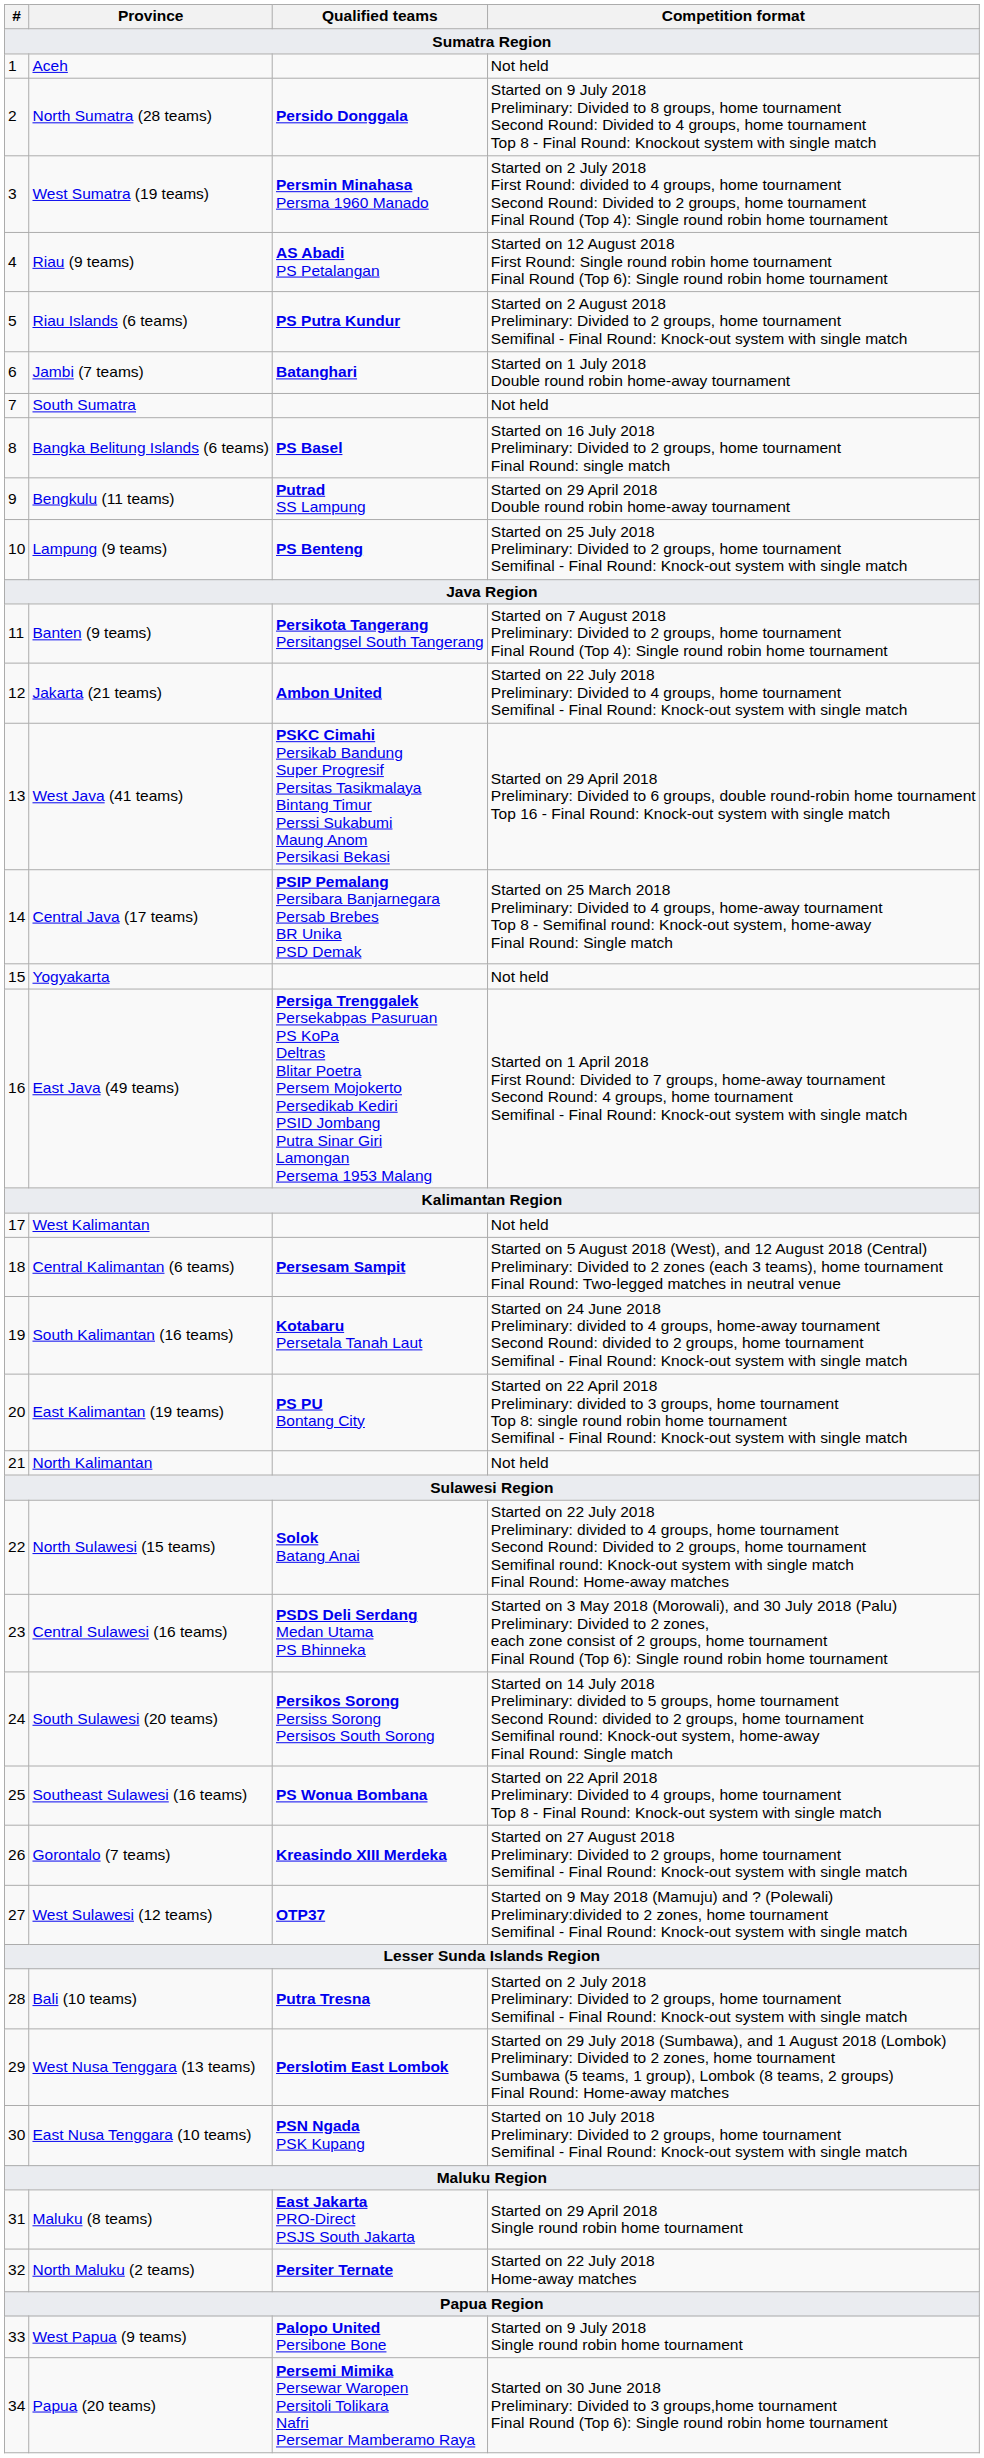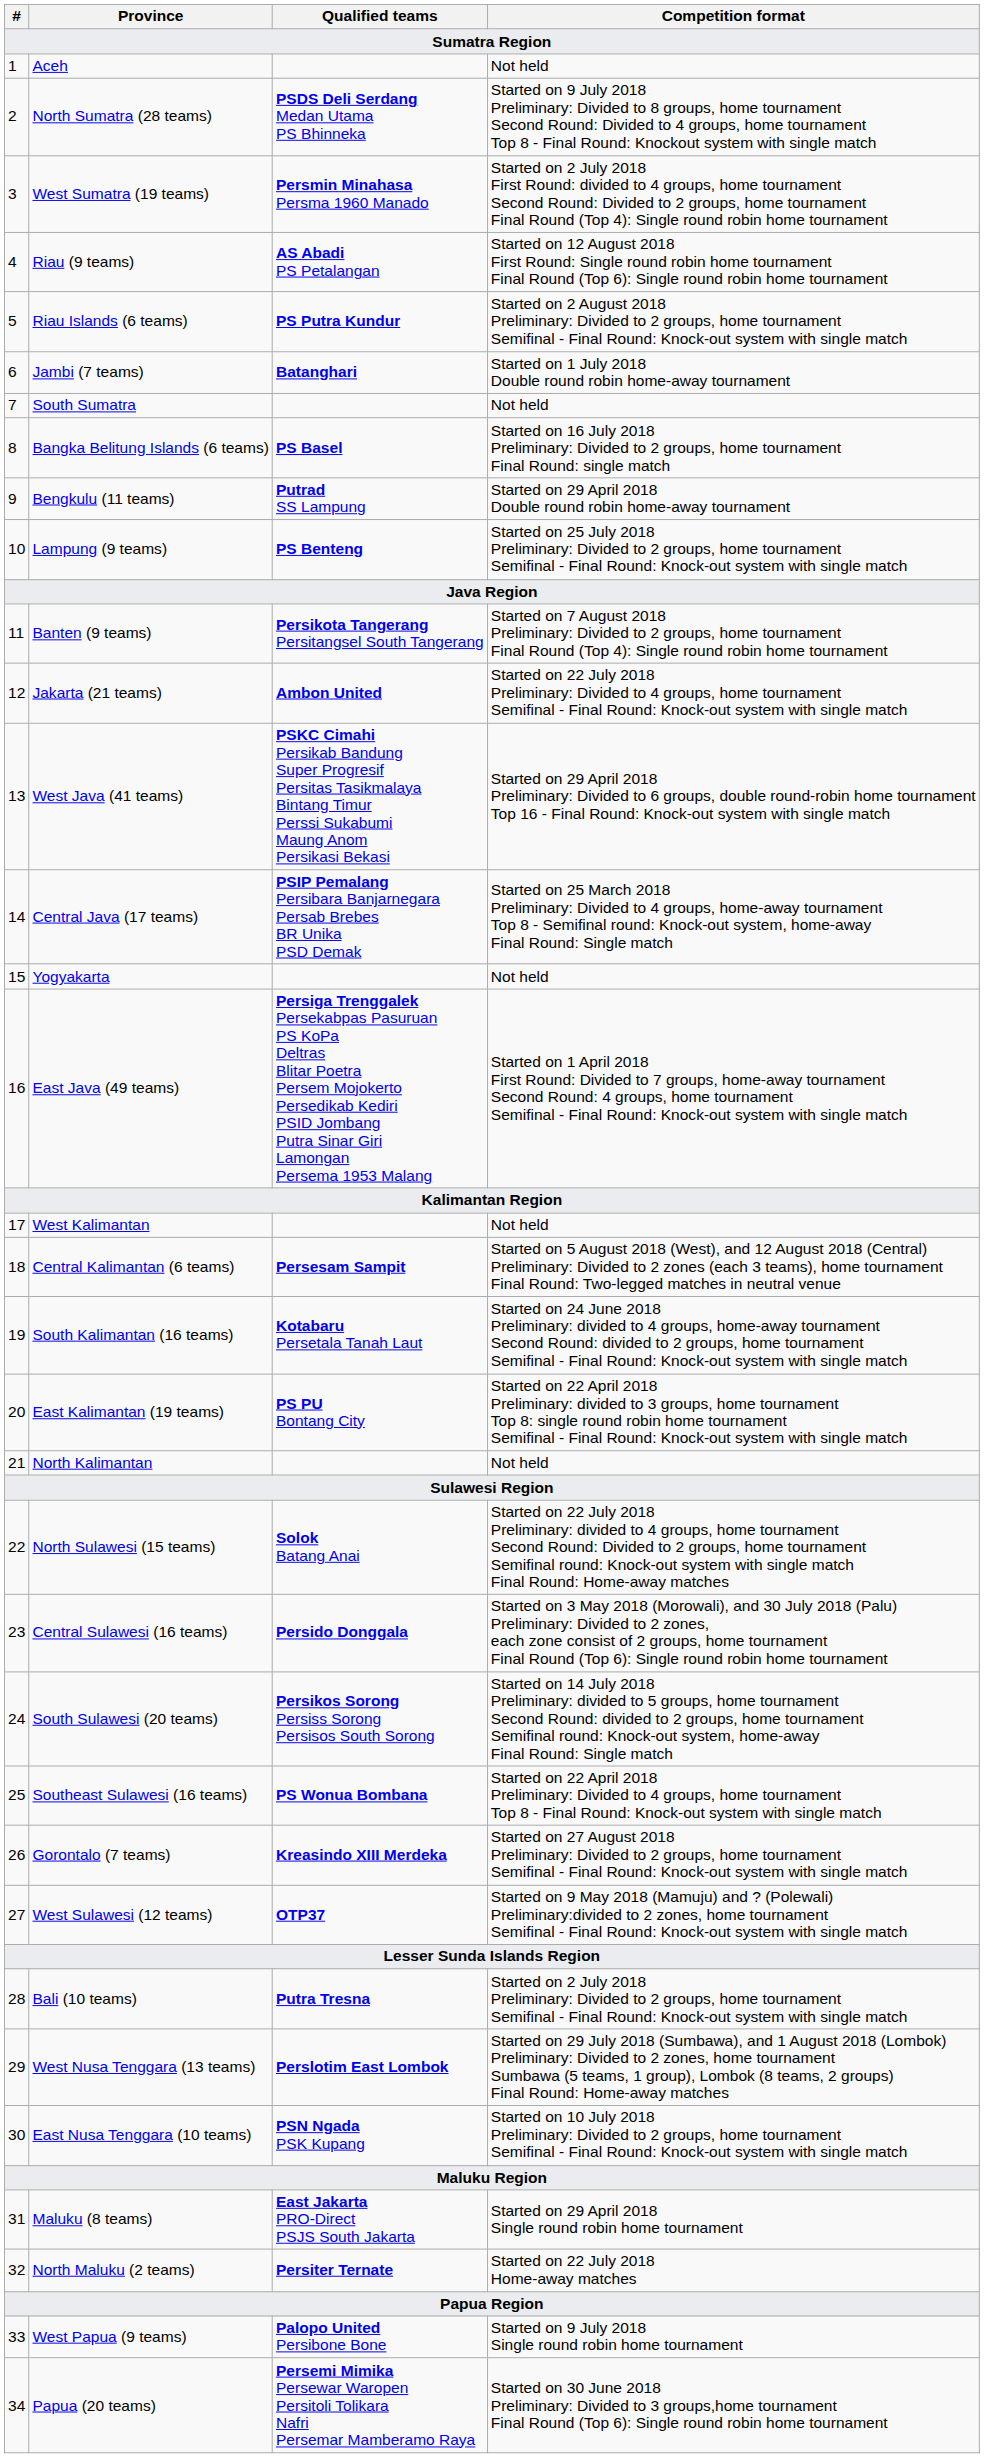(342, 116) Persido Donggala -> (347, 116) PSDS Deli Serdang Medan Utama PS Bhinneka
(347, 1632) PSDS Deli Serdang Medan Utama PS Bhinneka -> (342, 1632) Persido Donggala
